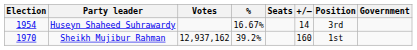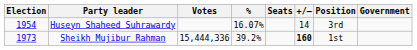(249, 25) 16.67% -> (249, 25) 16.07%
(26, 38) 1970 -> (26, 38) 1973
(205, 38) 12,937,162 -> (205, 38) 15,444,336
(304, 38) normal -> (304, 38) bold
